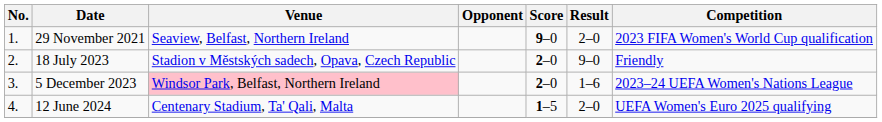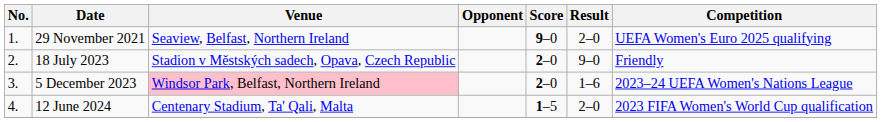(744, 38) 2023 FIFA Women's World Cup qualification -> (723, 38) UEFA Women's Euro 2025 qualifying
(723, 106) UEFA Women's Euro 2025 qualifying -> (744, 106) 2023 FIFA Women's World Cup qualification
